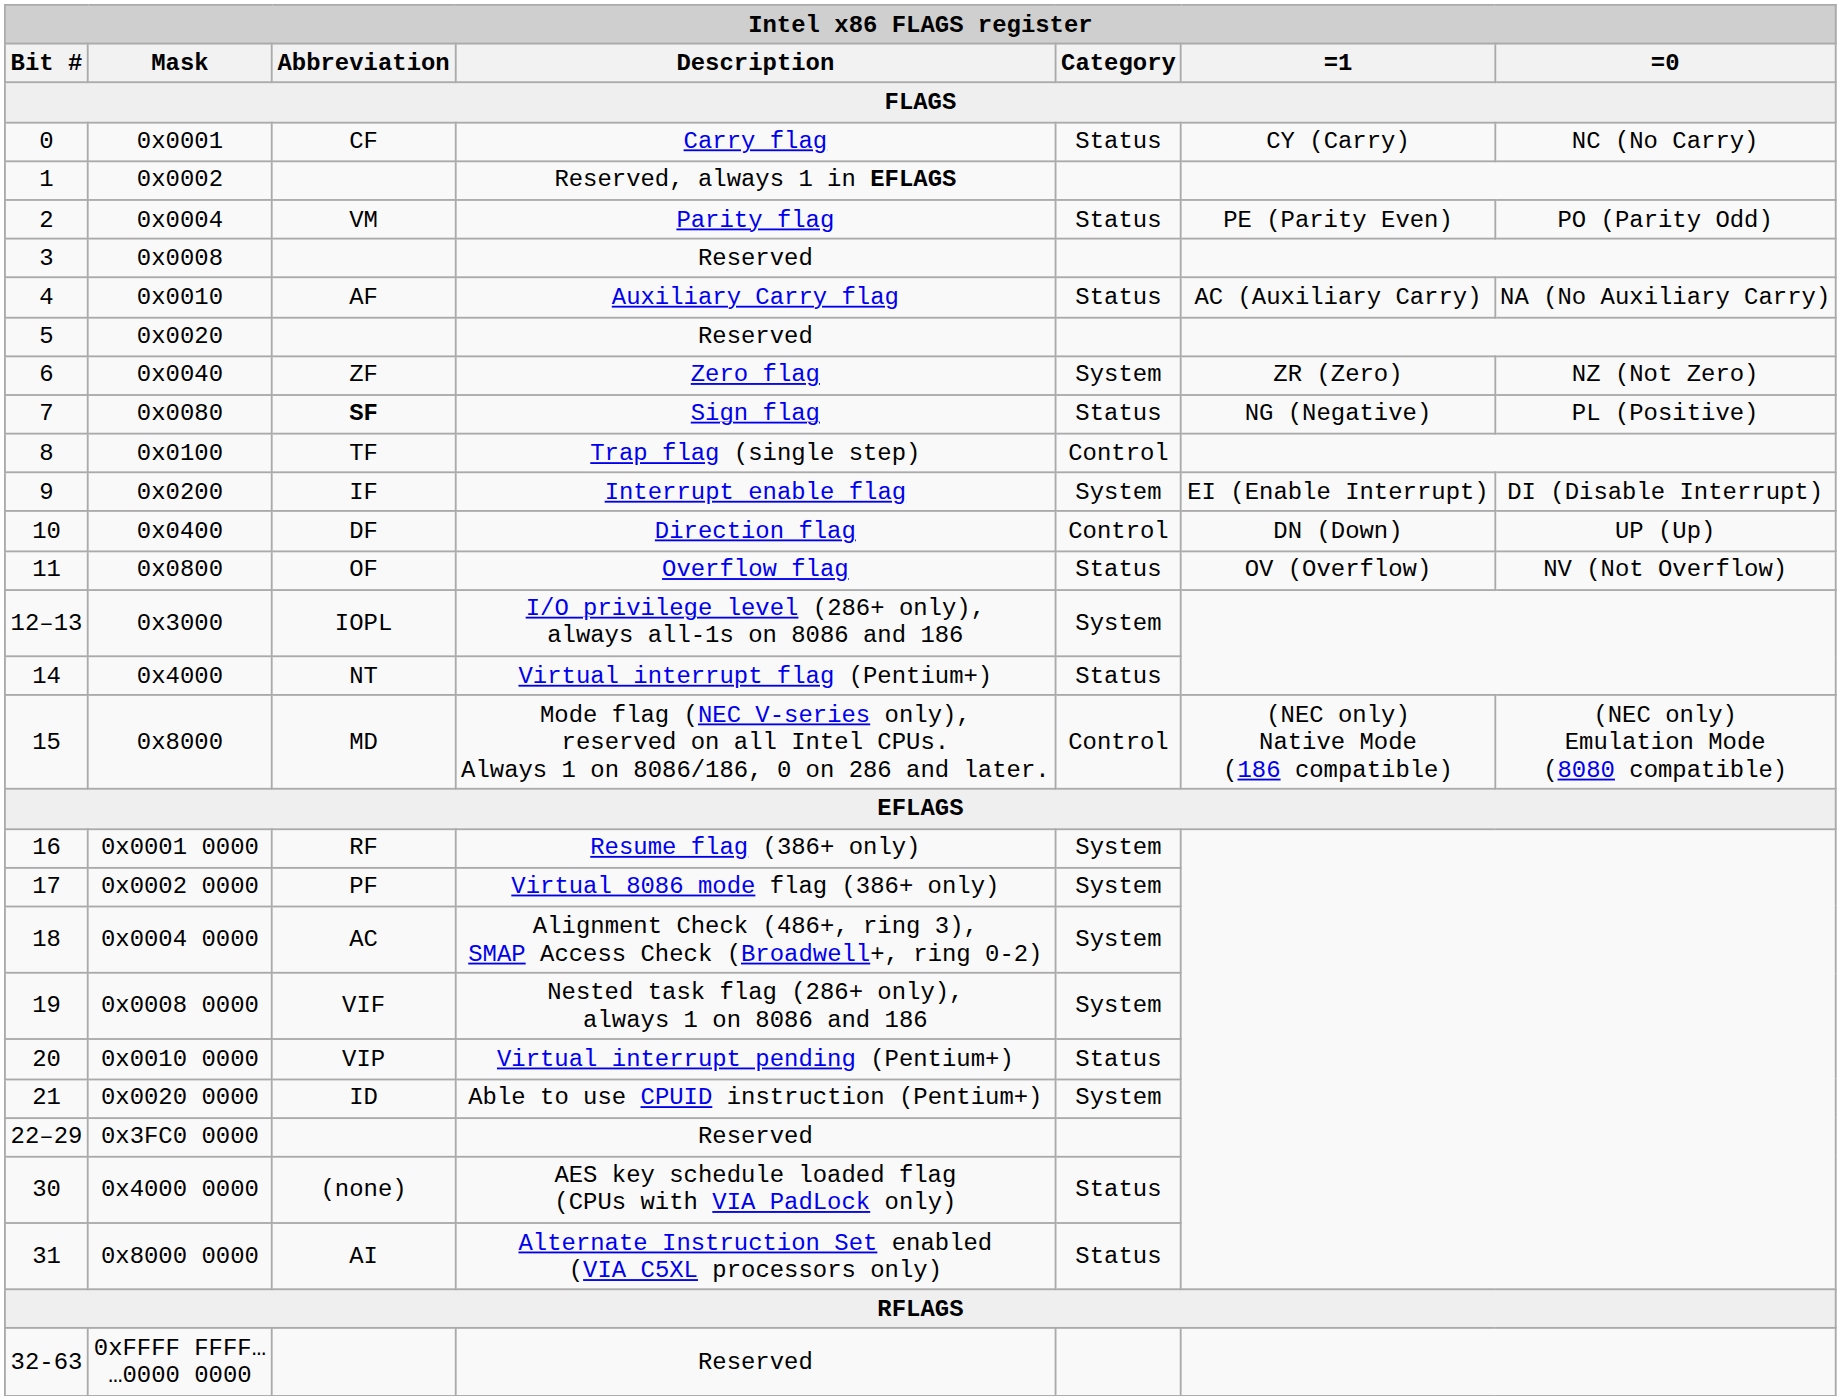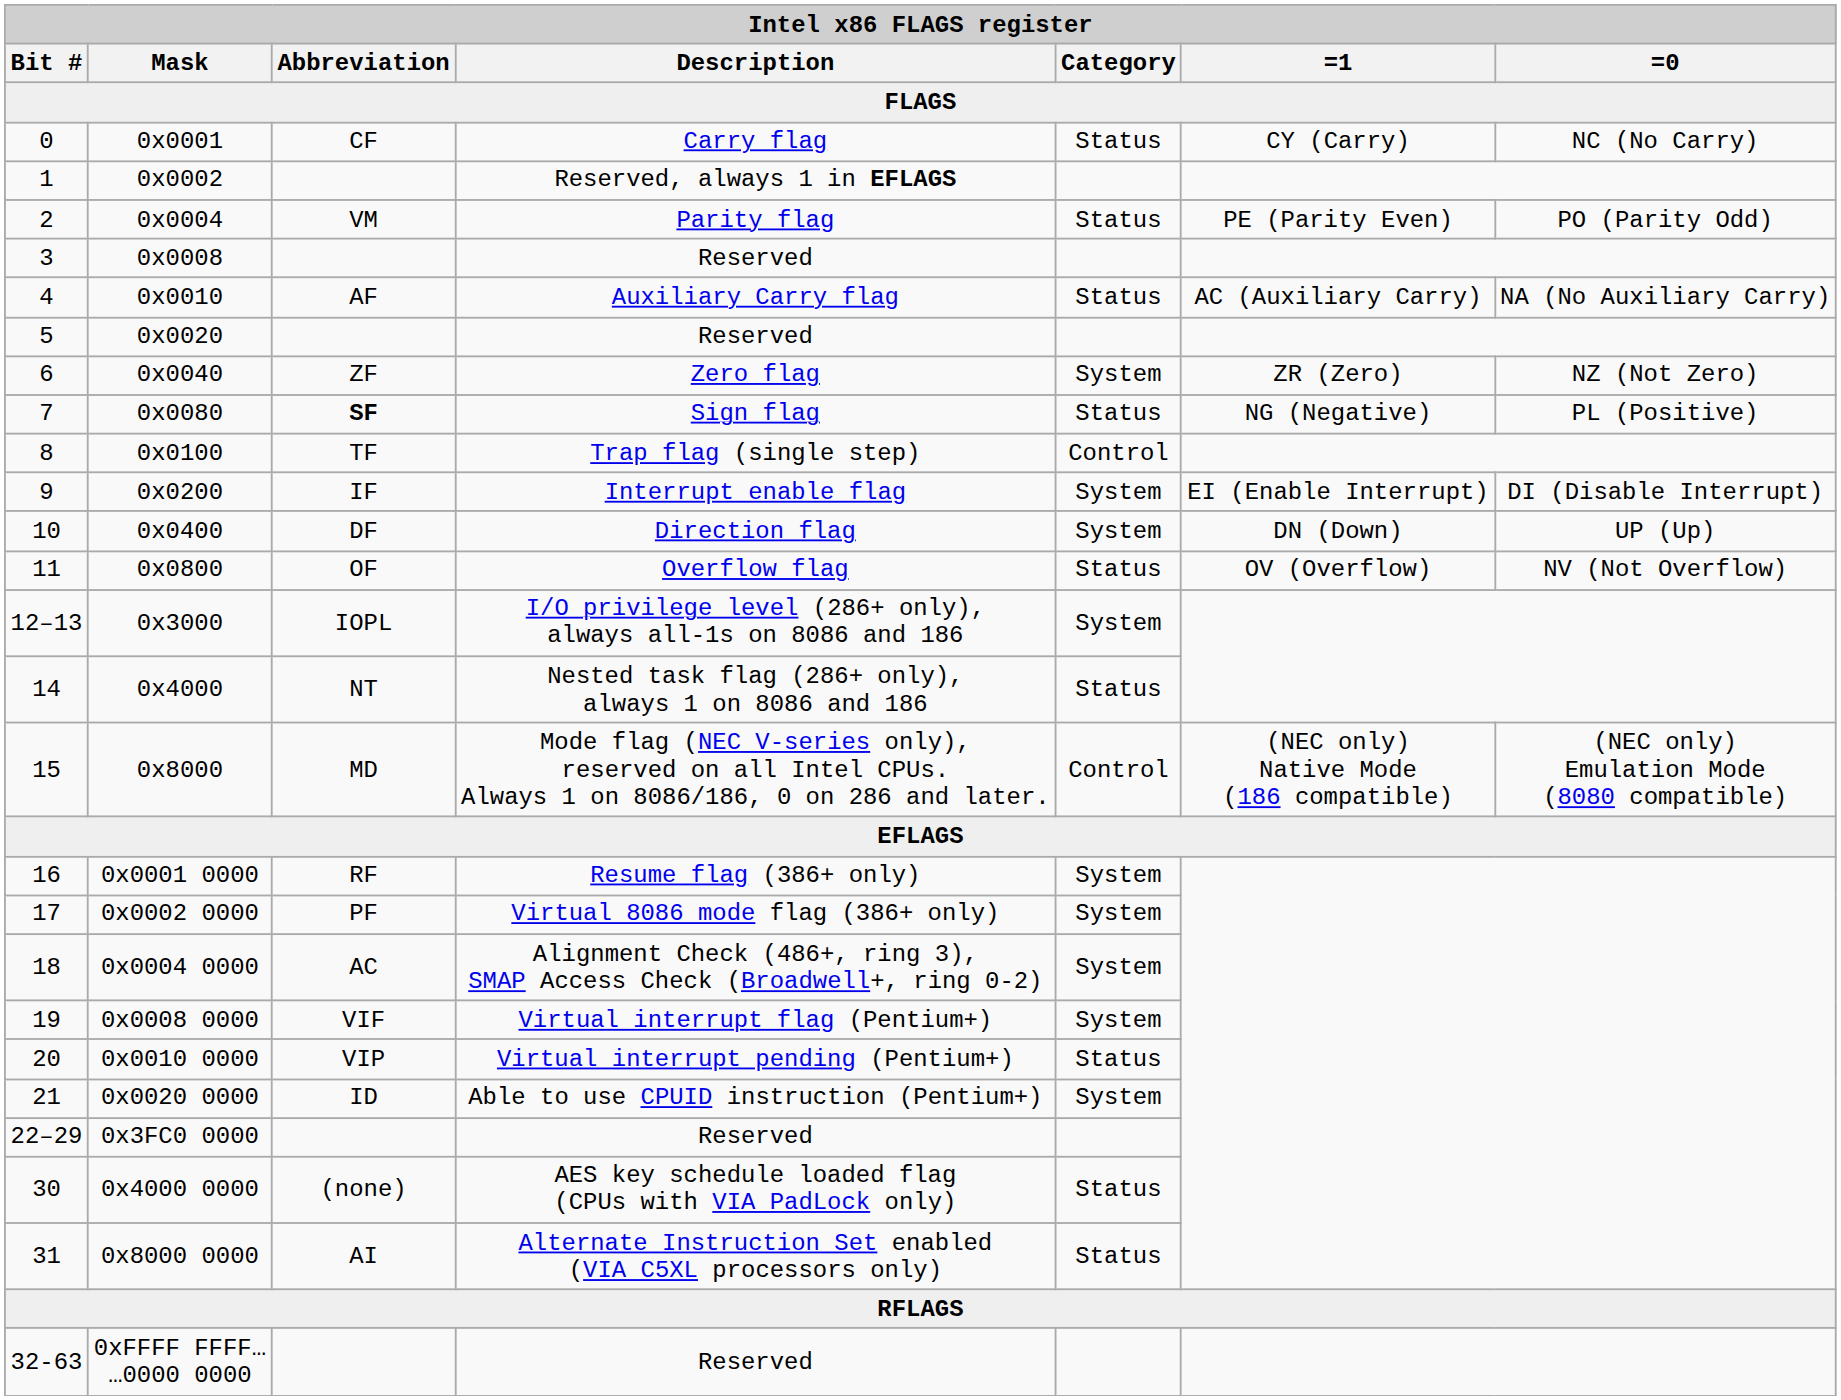(1118, 531) Control -> (1118, 531) System
(755, 676) Virtual interrupt flag (Pentium+) -> (755, 690) Nested task flag (286+ only), always 1 on 8086 and 186
(755, 1006) Nested task flag (286+ only), always 1 on 8086 and 186 -> (755, 1020) Virtual interrupt flag (Pentium+)
